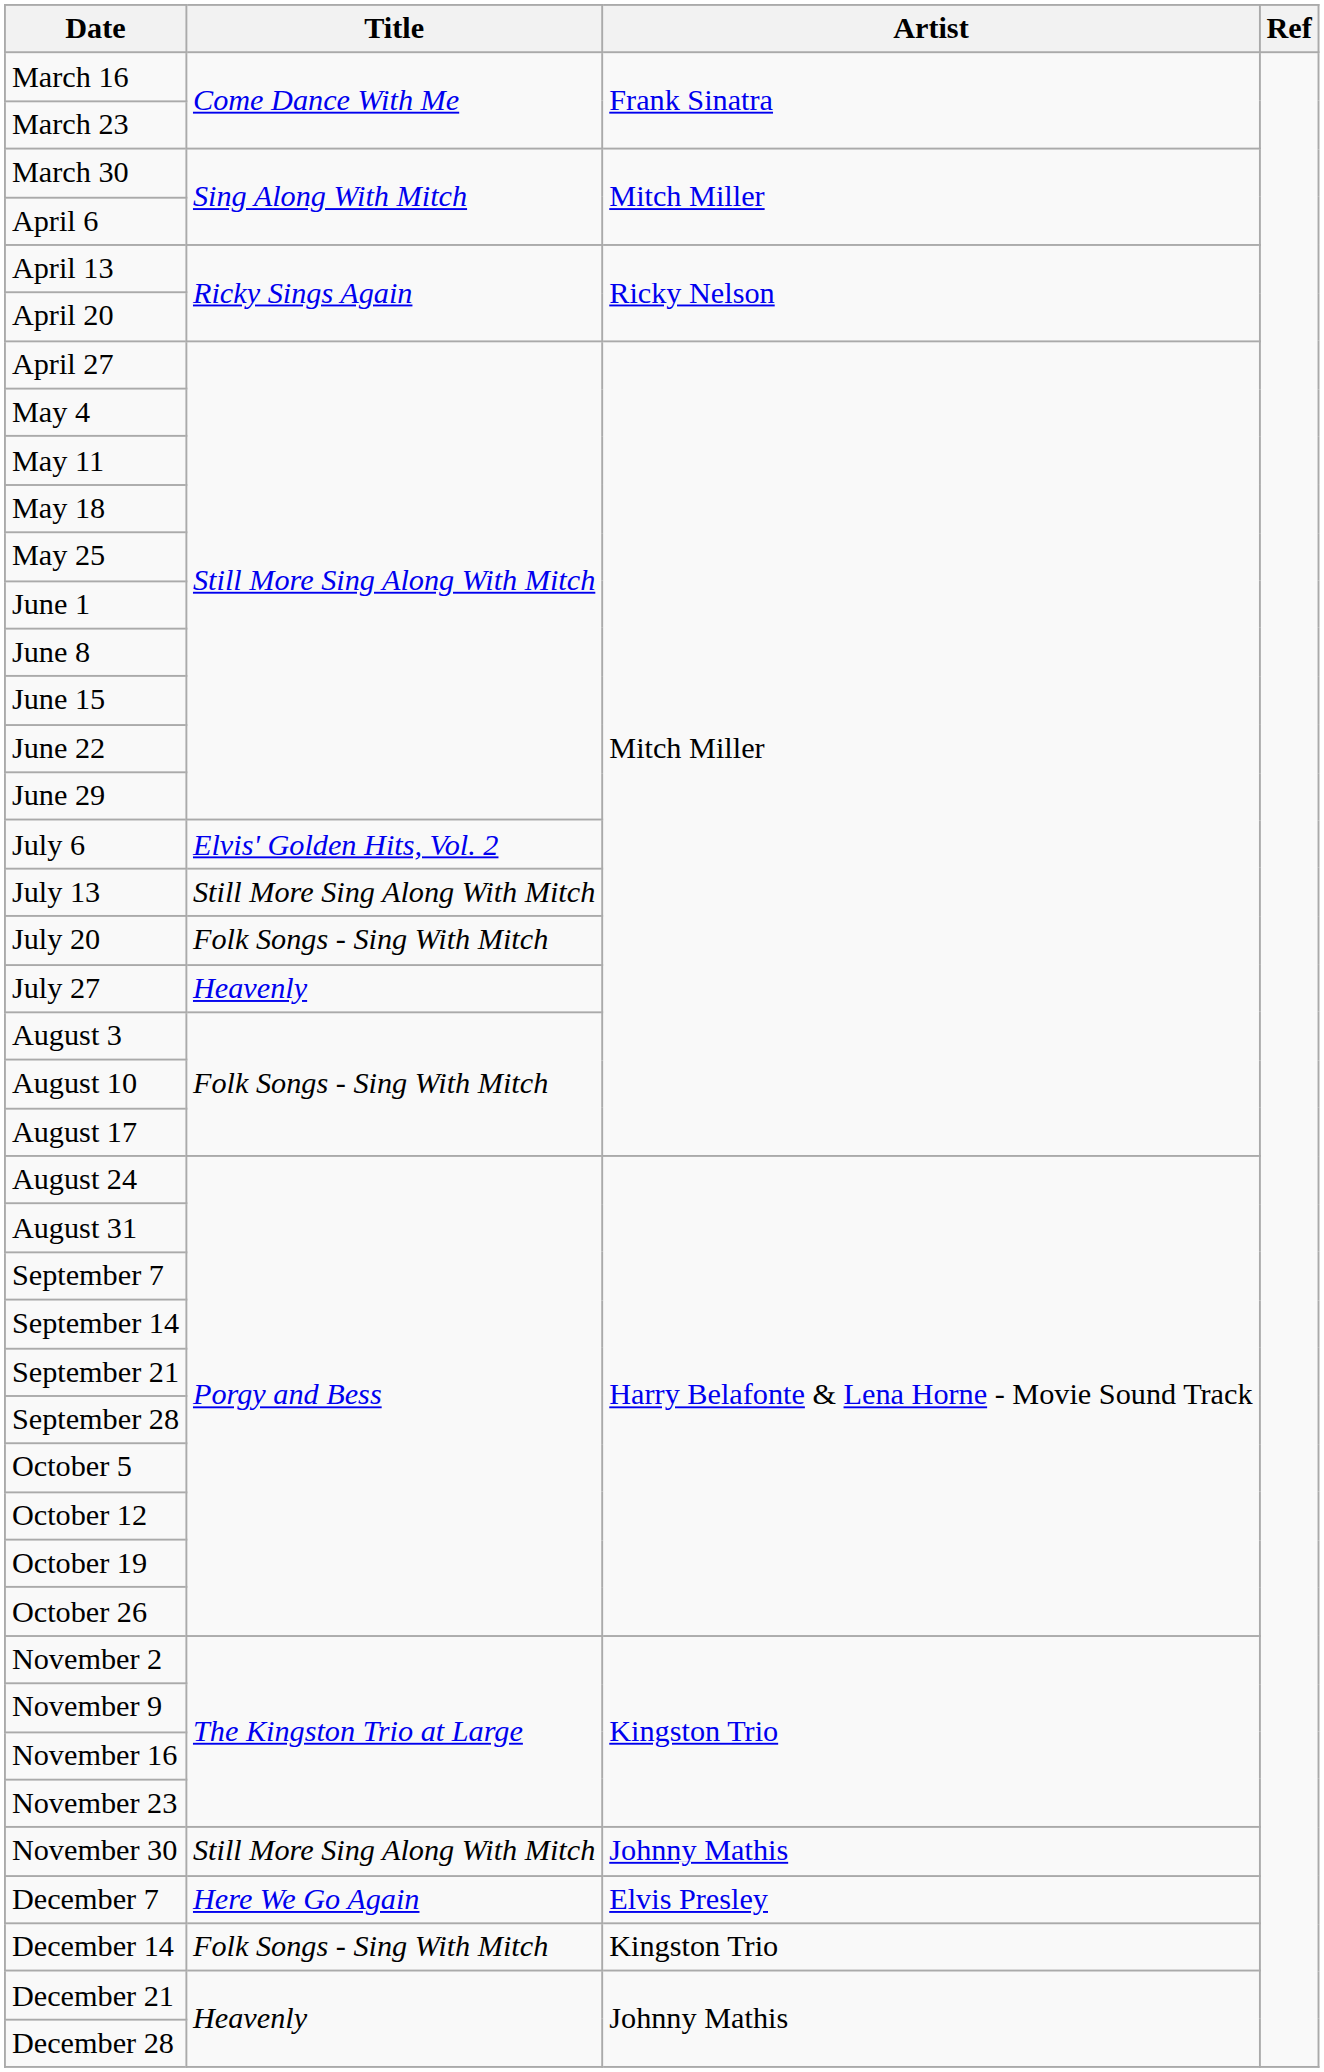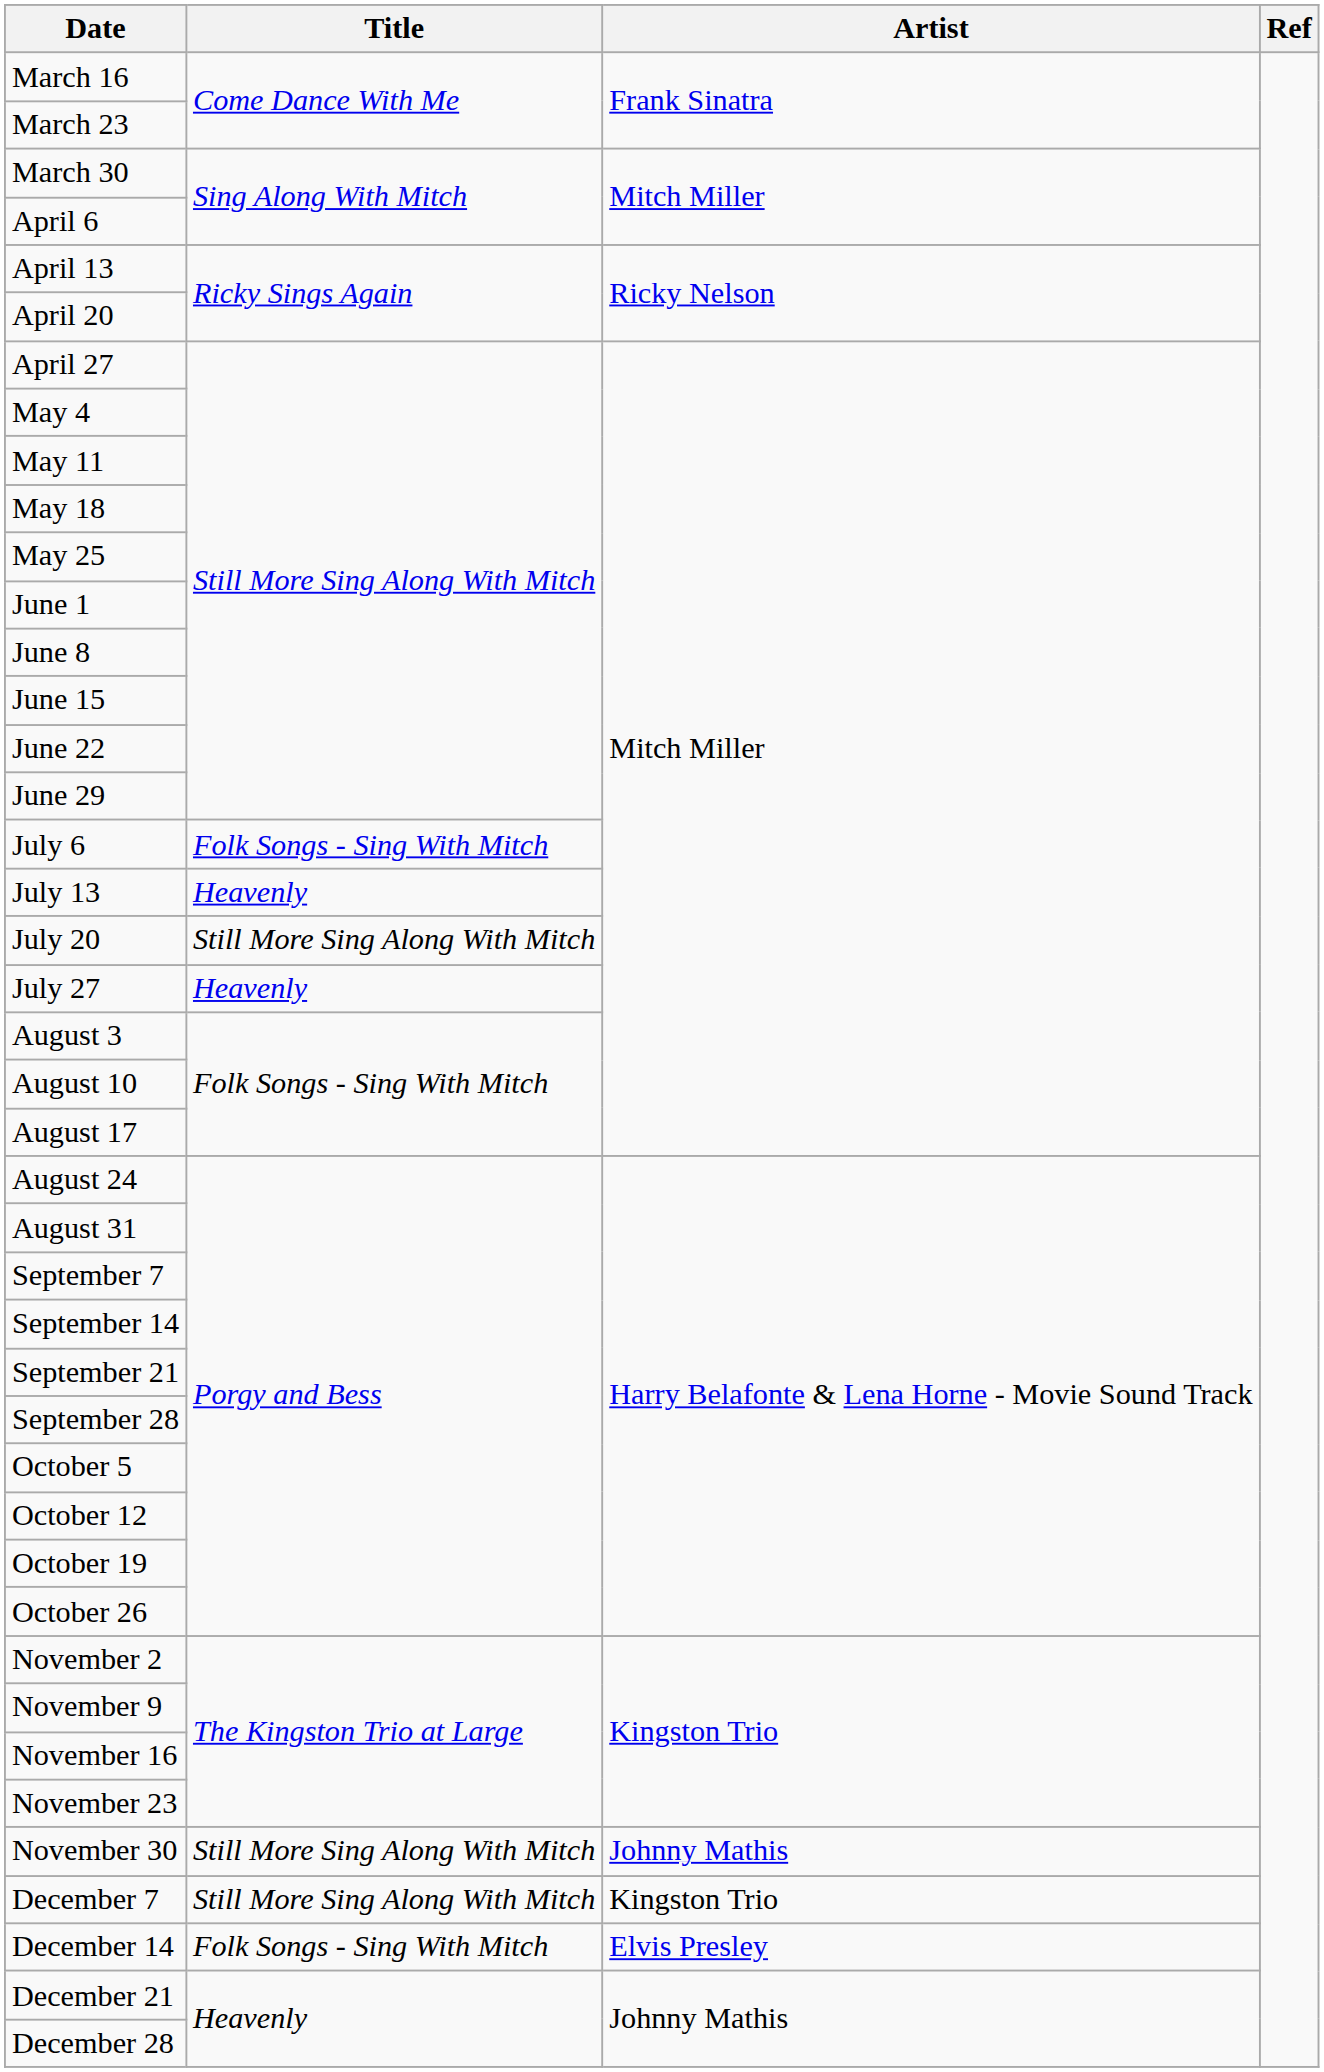(346, 843) Elvis' Golden Hits, Vol. 2 -> (371, 843) Folk Songs - Sing With Mitch
(394, 891) Still More Sing Along With Mitch -> (250, 891) Heavenly
(371, 939) Folk Songs - Sing With Mitch -> (394, 939) Still More Sing Along With Mitch
(306, 1898) Here We Go Again -> (394, 1898) Still More Sing Along With Mitch
(689, 1898) Elvis Presley -> (694, 1898) Kingston Trio
(694, 1946) Kingston Trio -> (689, 1946) Elvis Presley
